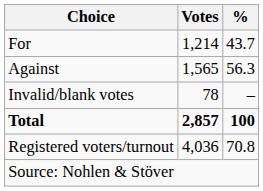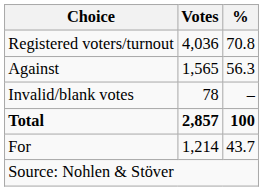rows swapped: (20, 43) <-> (91, 146)
